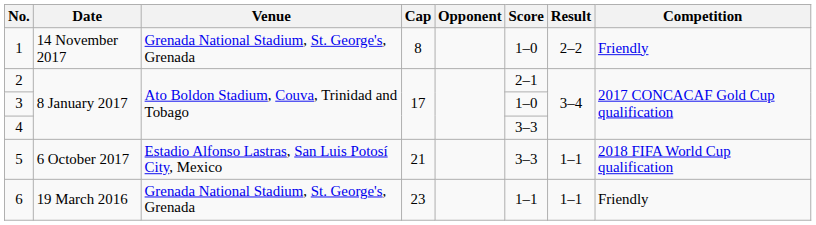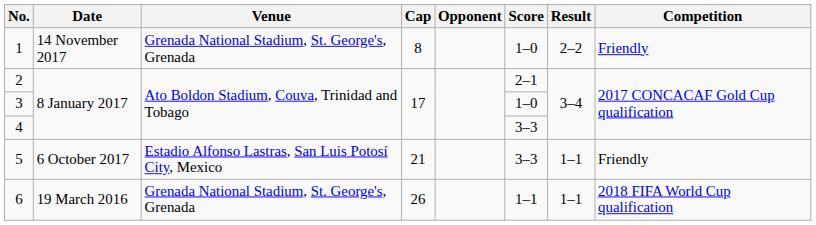(664, 159) 2018 FIFA World Cup qualification -> (623, 159) Friendly
(418, 199) 23 -> (418, 199) 26
(623, 199) Friendly -> (664, 199) 2018 FIFA World Cup qualification
